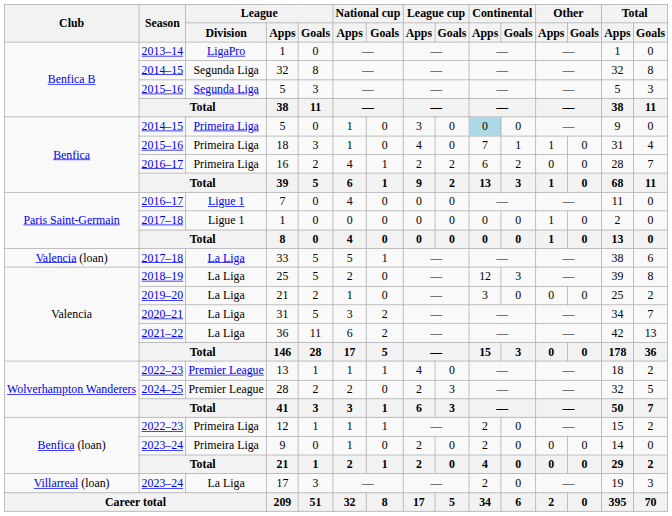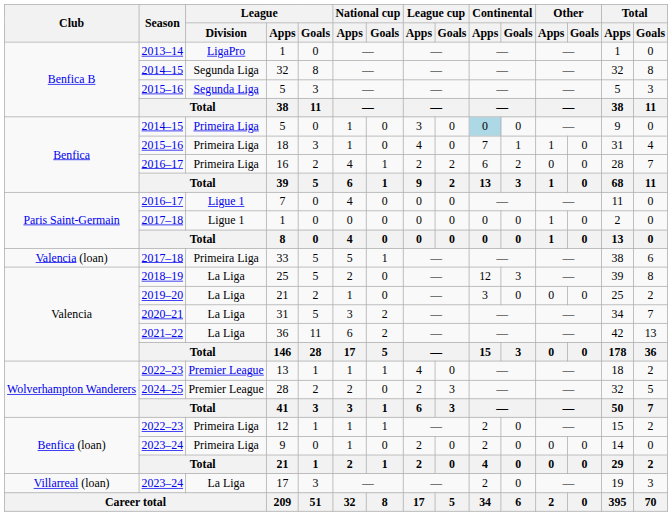(226, 257) La Liga -> (226, 257) Primeira Liga
